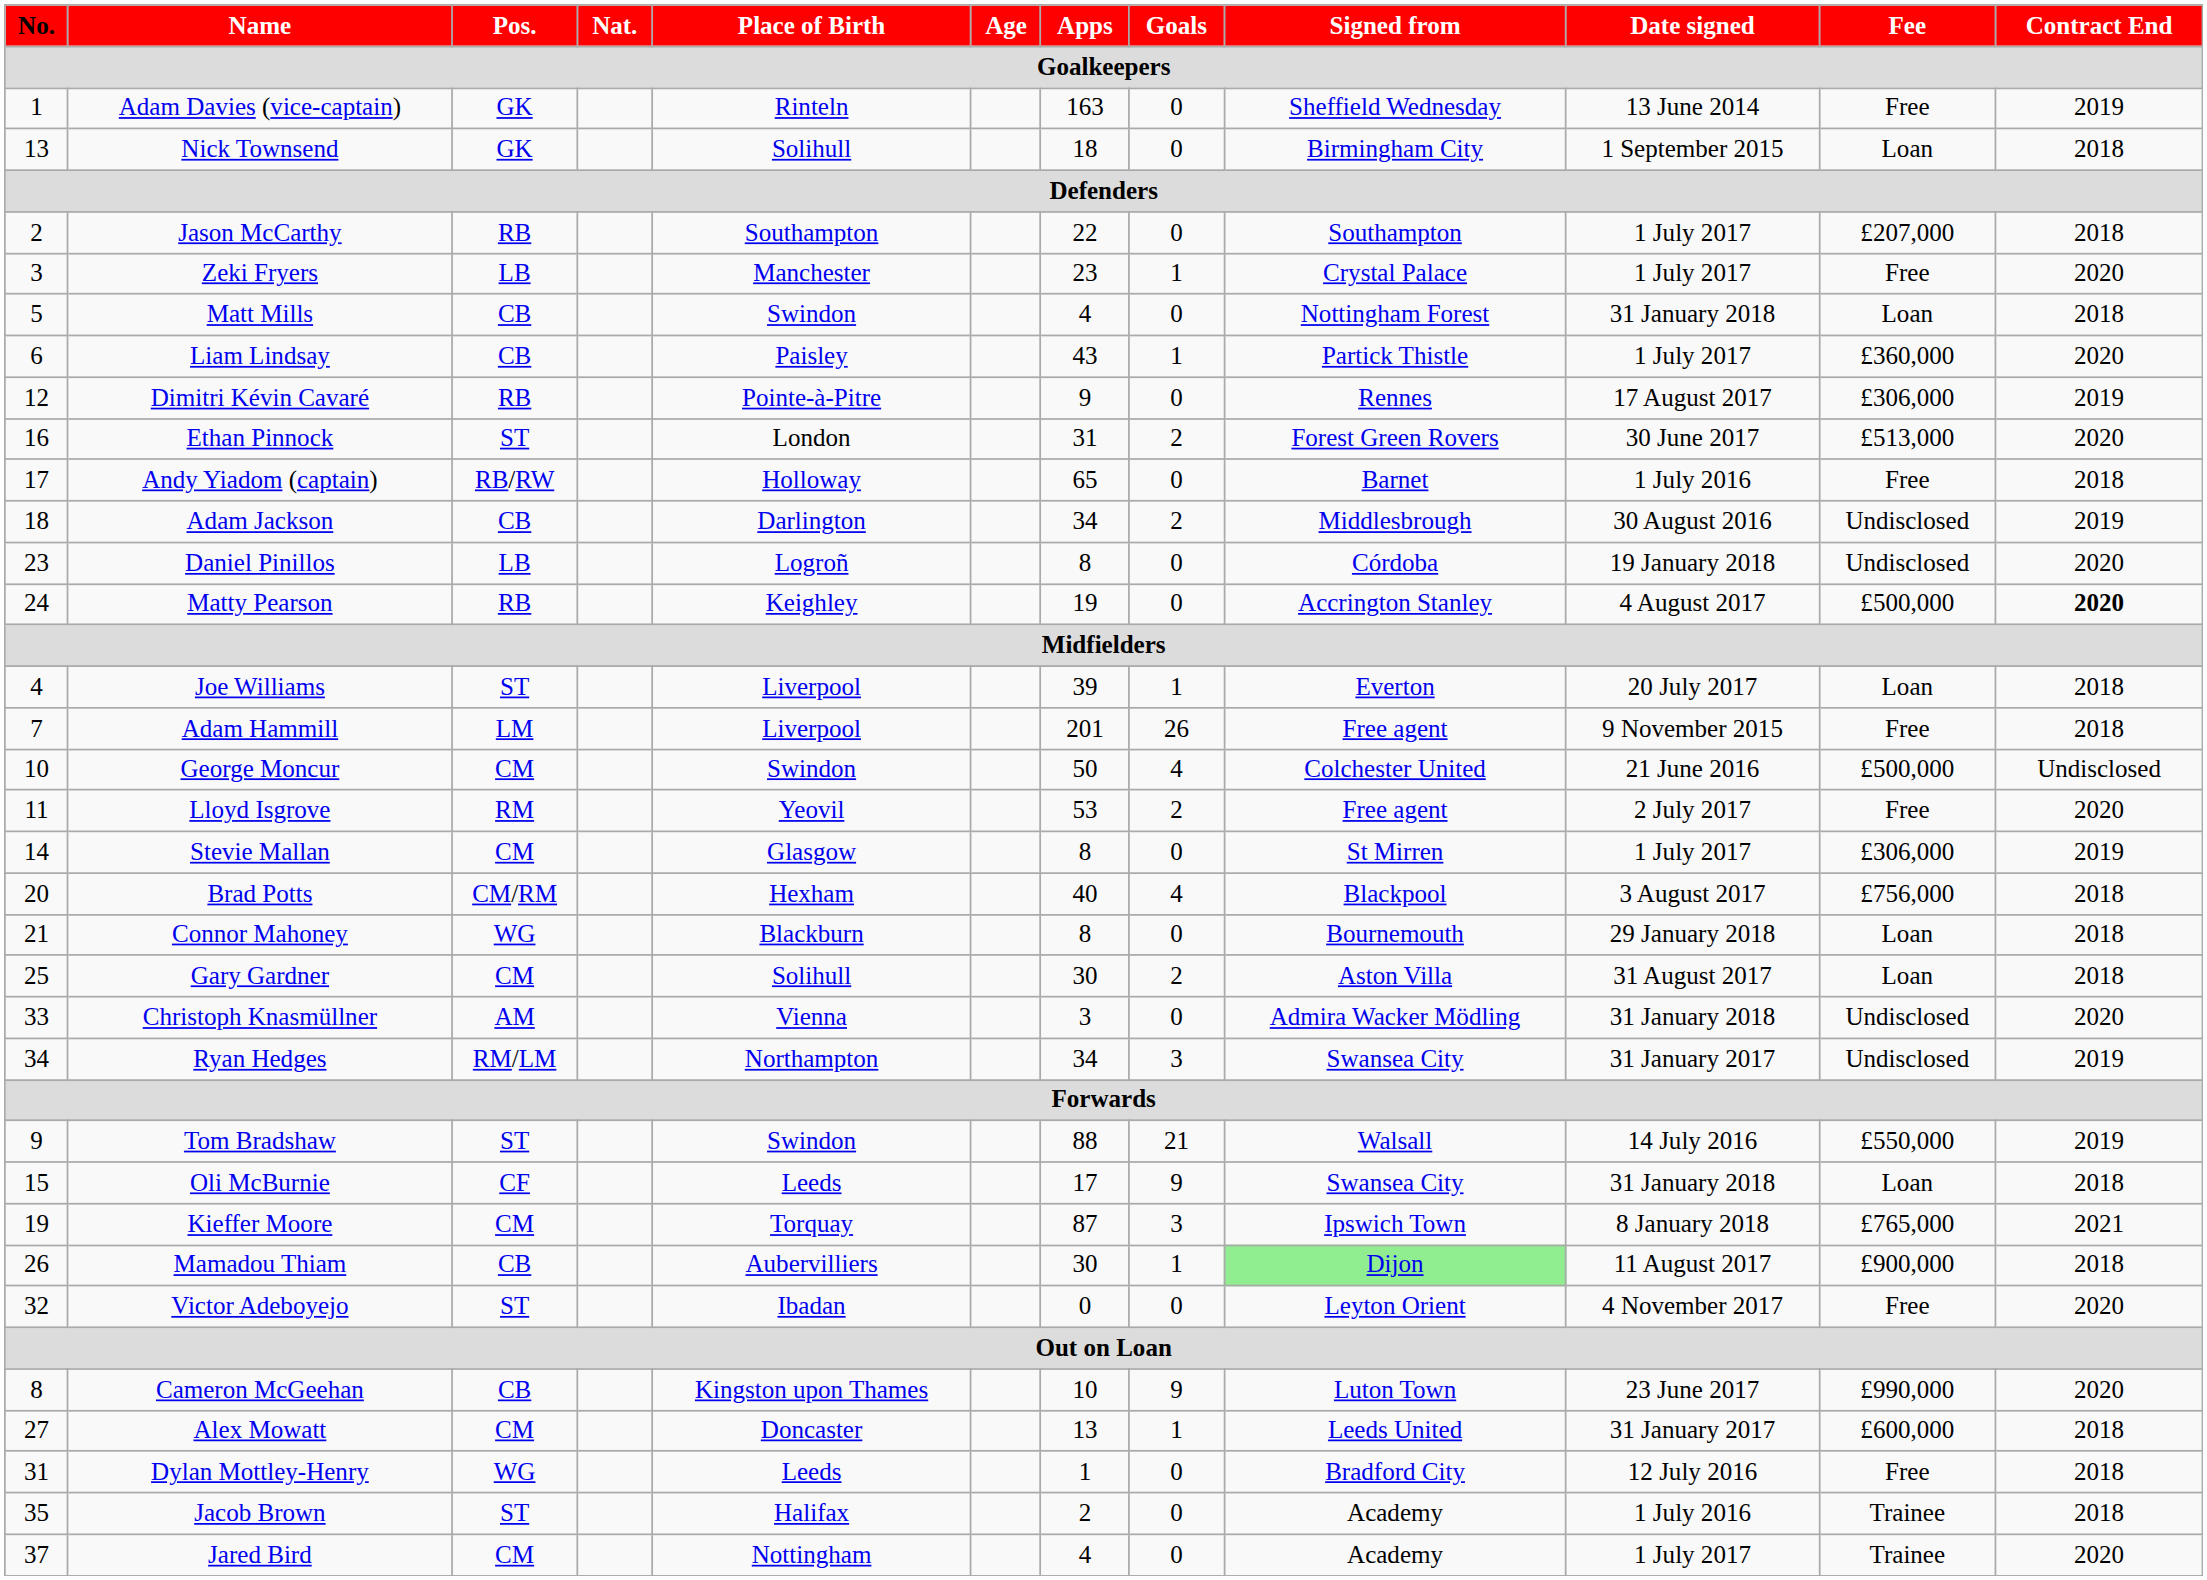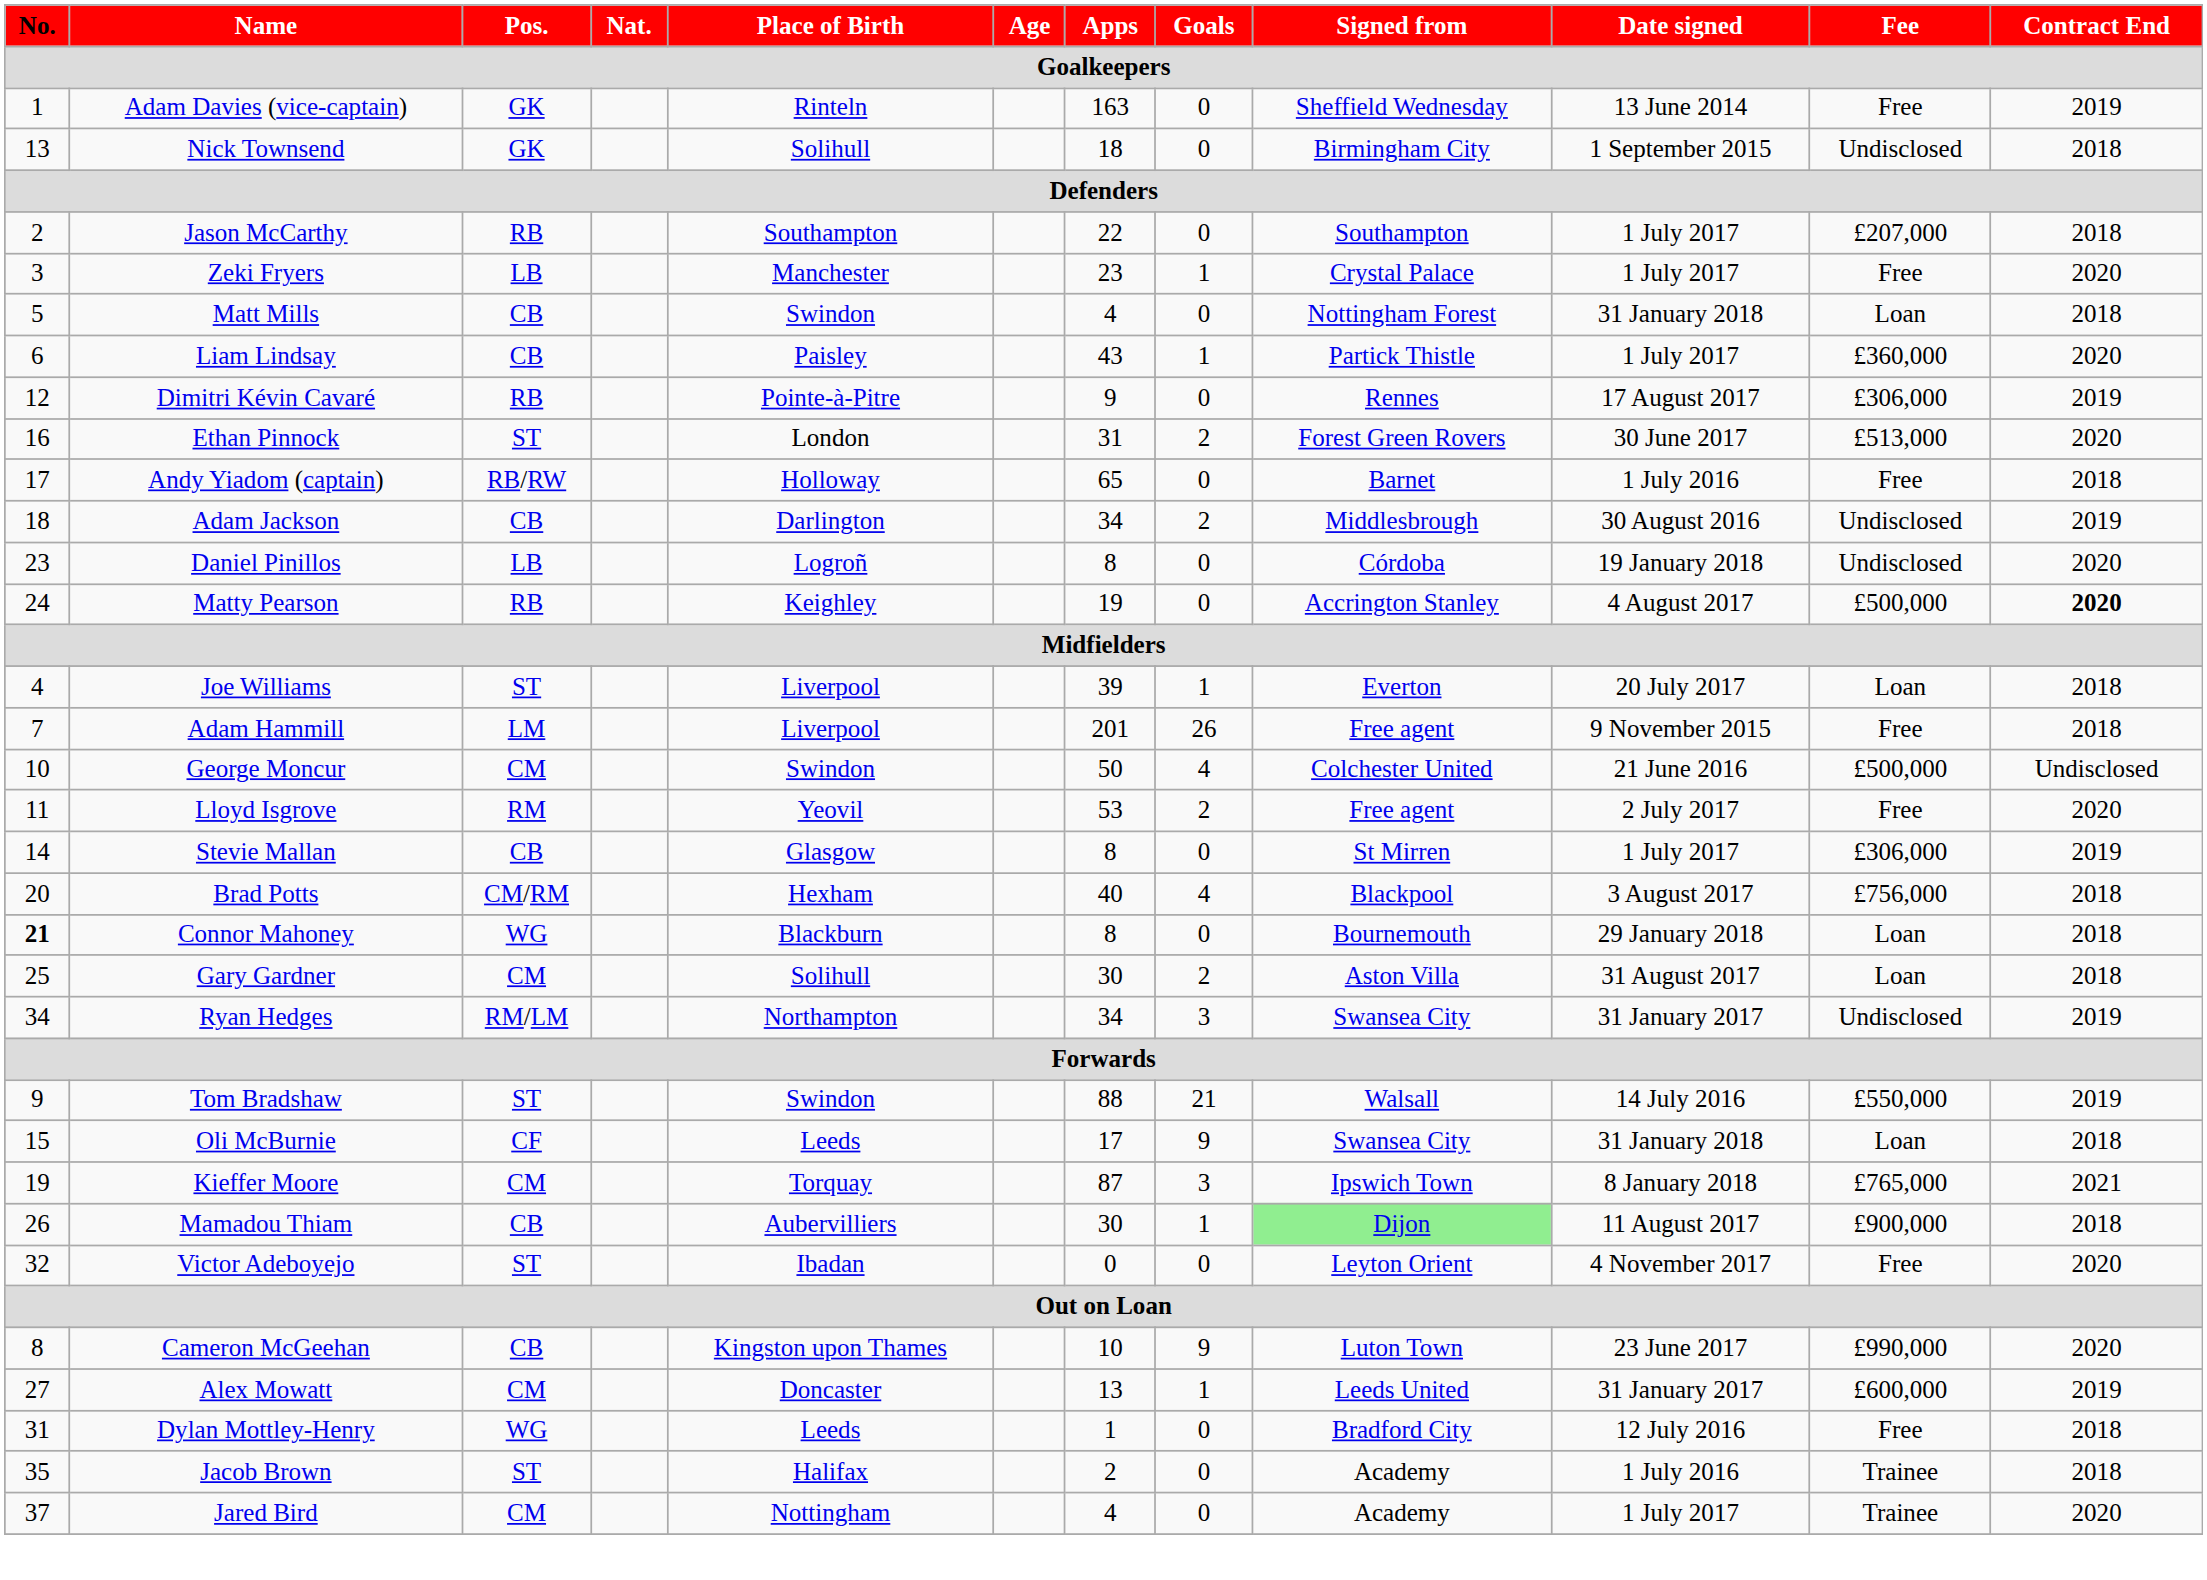(1907, 149) Loan -> (1900, 149) Undisclosed
(515, 852) CM -> (527, 852) CB
(37, 934) normal -> (37, 934) bold
- row: (260, 1017)
(2099, 1430) 2018 -> (2097, 1389) 2019
